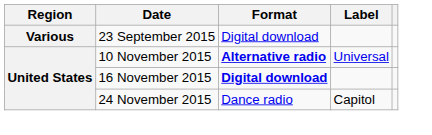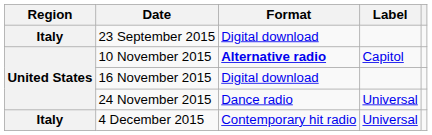(50, 36) Various -> (50, 36) Italy
(361, 57) Universal -> (383, 57) Capitol
(274, 78) bold -> (270, 78) normal
(354, 99) Capitol -> (390, 99) Universal
+ row: (151, 120)
